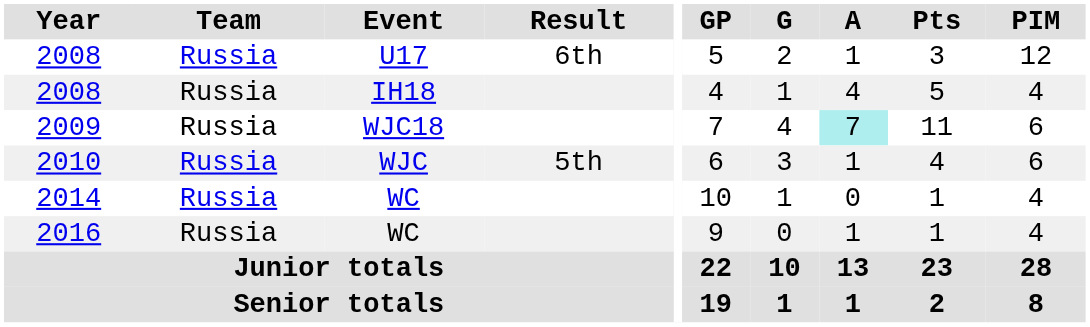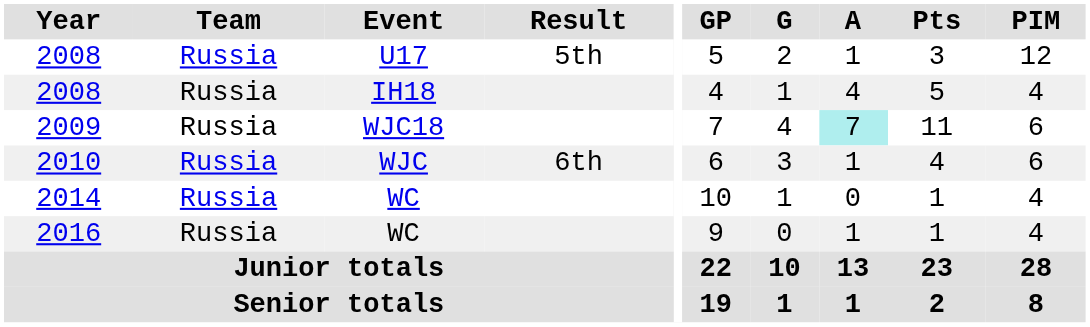(579, 57) 6th -> (579, 57) 5th
(579, 163) 5th -> (579, 163) 6th
